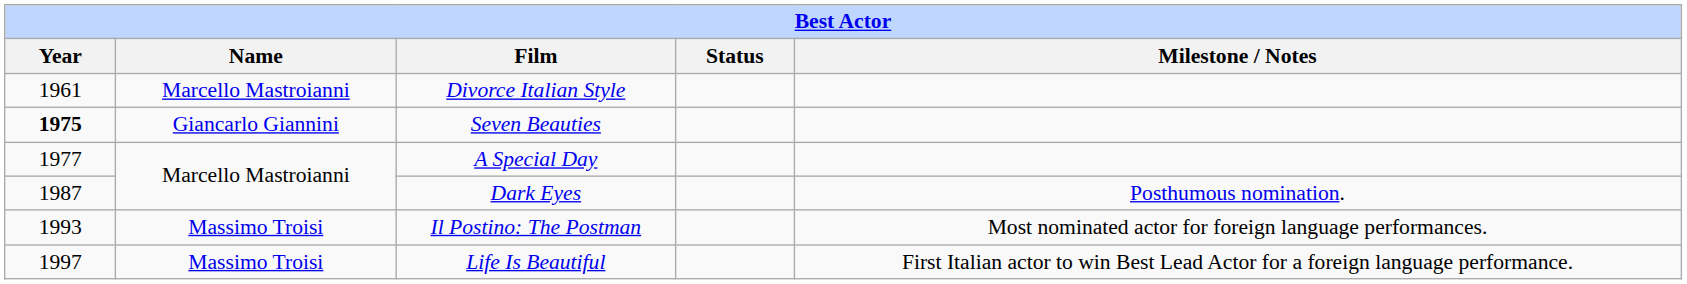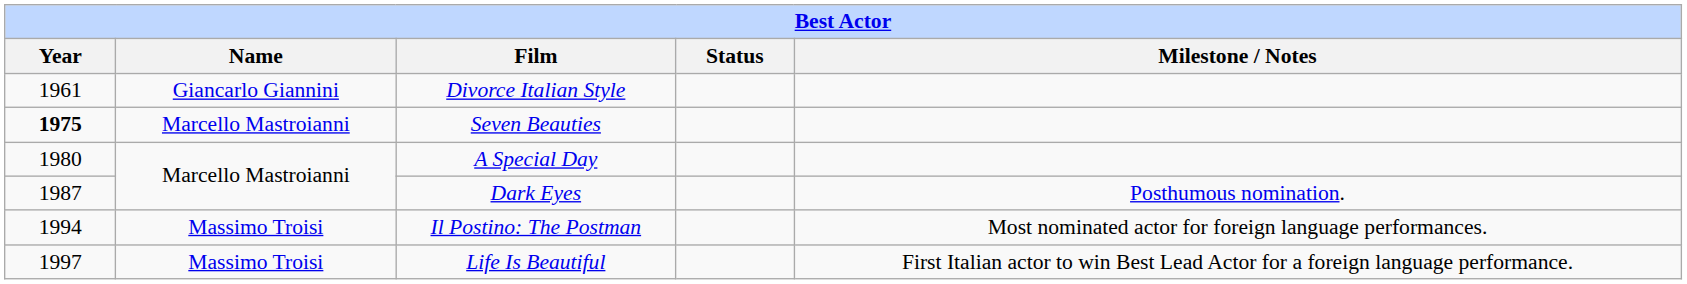(256, 90) Marcello Mastroianni -> (256, 90) Giancarlo Giannini
(256, 124) Giancarlo Giannini -> (256, 124) Marcello Mastroianni
(60, 158) 1977 -> (60, 158) 1980
(60, 227) 1993 -> (60, 227) 1994
